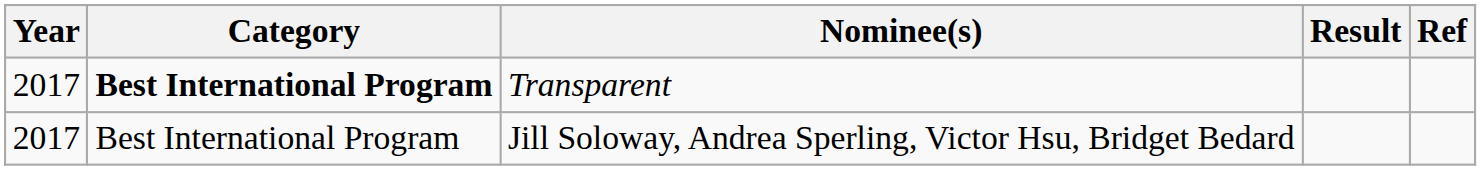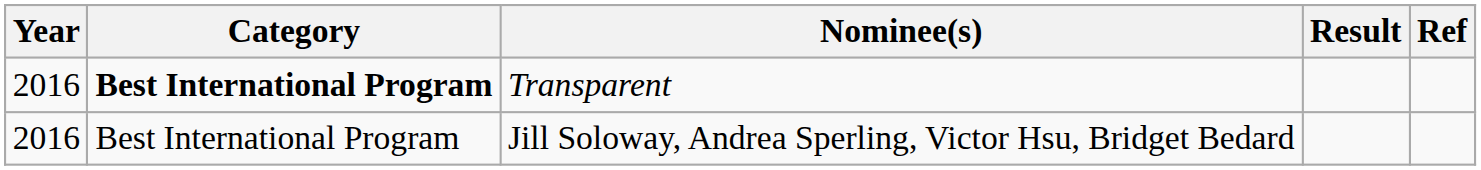(46, 84) 2017 -> (46, 84) 2016
(46, 137) 2017 -> (46, 137) 2016
